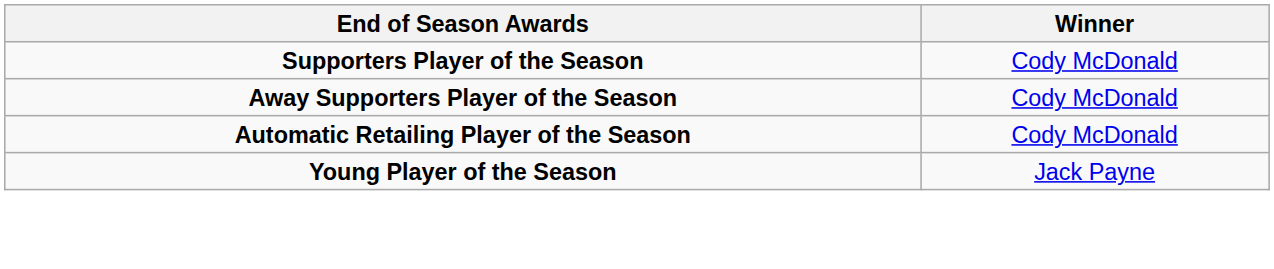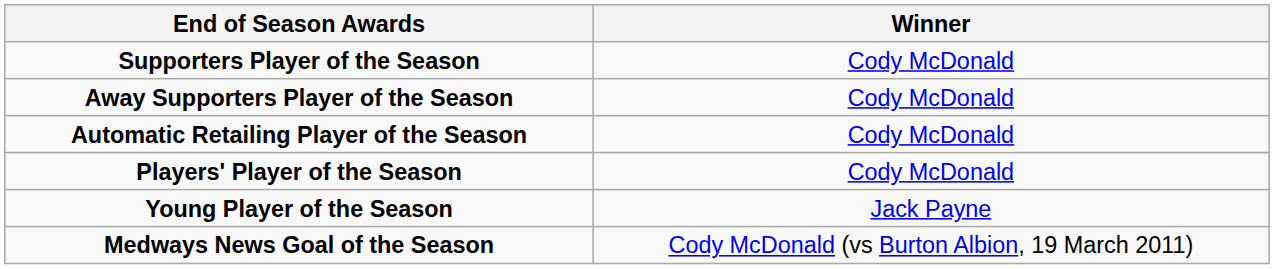+ row: (299, 172)
+ row: (299, 246)
